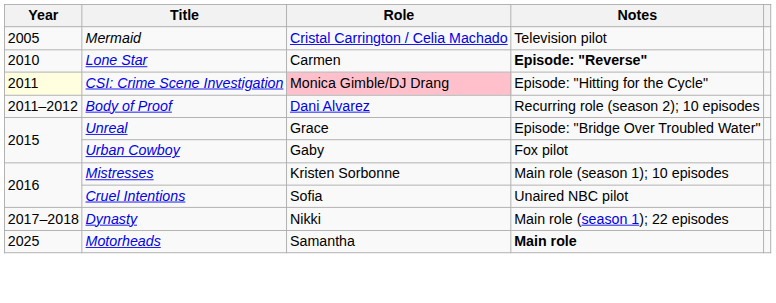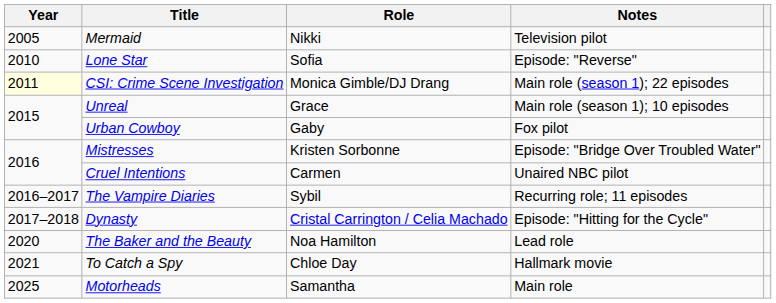(399, 38) Cristal Carrington / Celia Machado -> (305, 38) Nikki
(315, 60) Carmen -> (306, 60) Sofia
(581, 60) bold -> (575, 60) normal
(370, 83) pink background -> (370, 83) no background
(611, 83) Episode: "Hitting for the Cycle" -> (621, 83) Main role (season 1); 22 episodes
- row: (129, 106)
(637, 128) Episode: "Bridge Over Troubled Water" -> (621, 106) Main role (season 1); 10 episodes
(621, 173) Main role (season 1); 10 episodes -> (637, 151) Episode: "Bridge Over Troubled Water"
(306, 196) Sofia -> (315, 173) Carmen
+ row: (150, 196)
(305, 219) Nikki -> (399, 219) Cristal Carrington / Celia Machado
(621, 219) Main role (season 1); 22 episodes -> (611, 219) Episode: "Hitting for the Cycle"
+ row: (168, 241)
+ row: (134, 264)
(545, 241) bold -> (544, 286) normal
